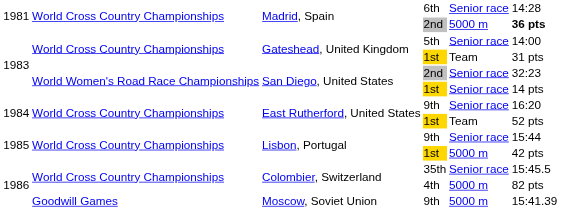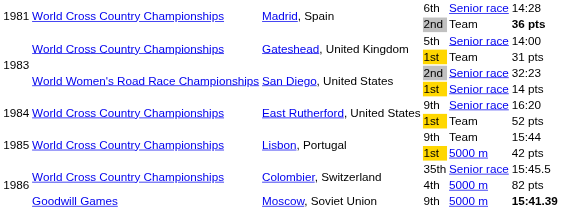(469, 24) 5000 m -> (463, 24) Team
(479, 137) Senior race -> (463, 137) Team
(534, 201) normal -> (535, 201) bold
